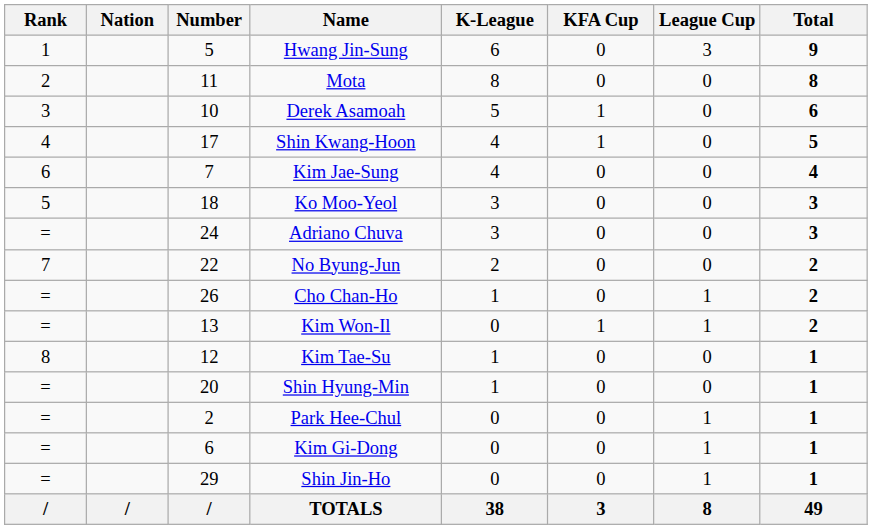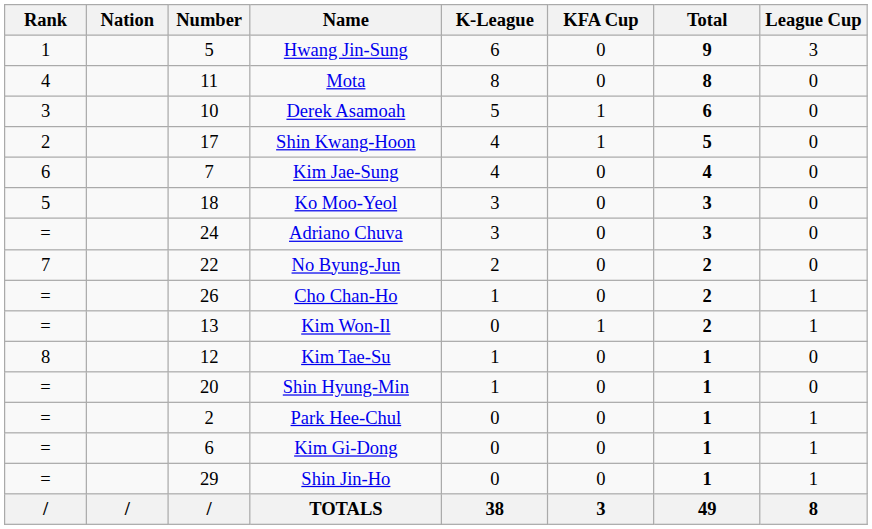columns swapped: (707, 19) <-> (813, 19)
(46, 81) 2 -> (46, 81) 4
(46, 142) 4 -> (46, 142) 2
